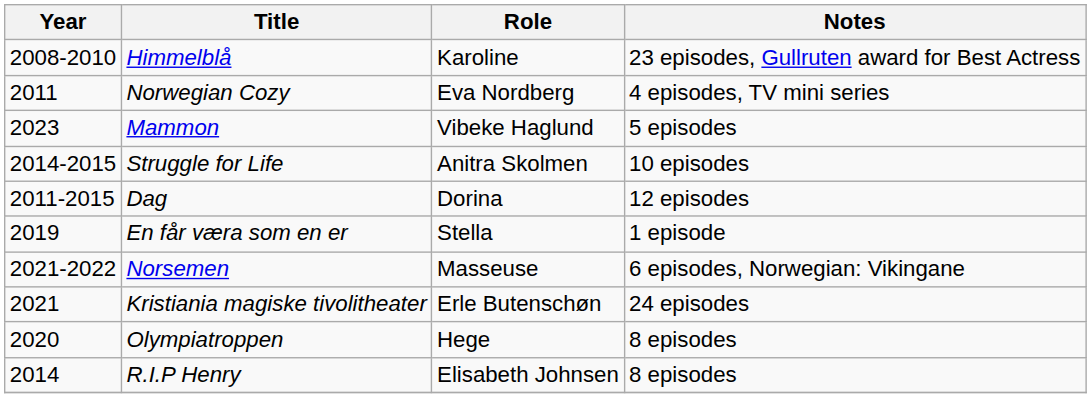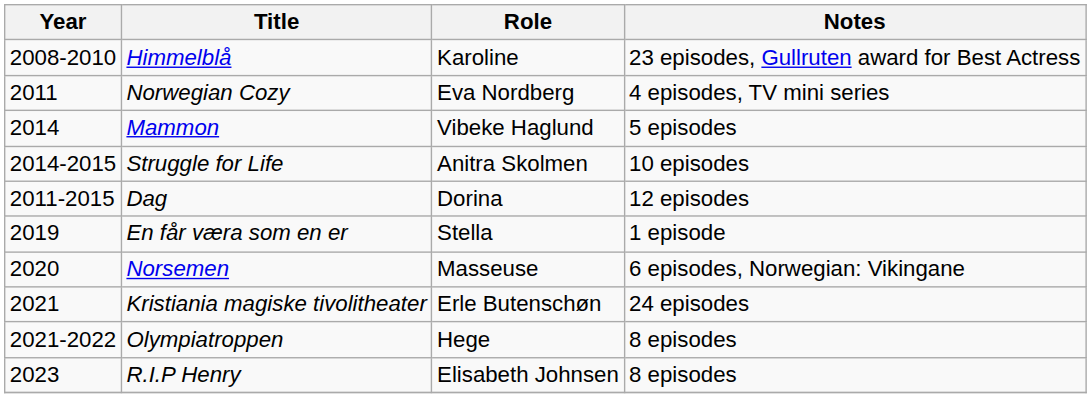(35, 127) 2023 -> (35, 127) 2014
(63, 269) 2021-2022 -> (35, 269) 2020
(35, 339) 2020 -> (63, 339) 2021-2022
(35, 374) 2014 -> (35, 374) 2023
